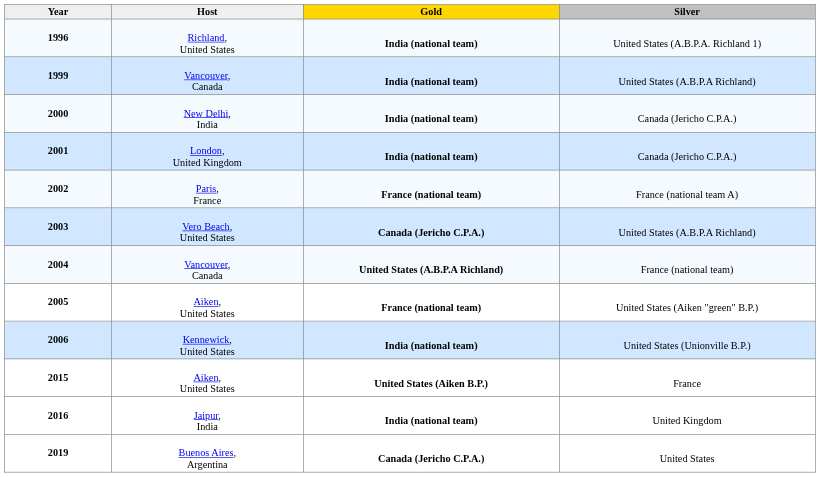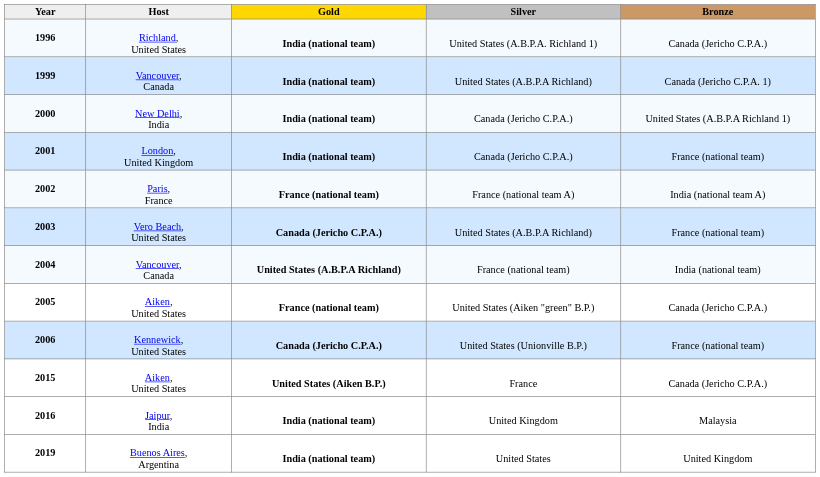+ column: (718, 11)
(431, 345) India (national team) -> (329, 345) Canada (Jericho C.P.A.)
(431, 459) Canada (Jericho C.P.A.) -> (329, 459) India (national team)
